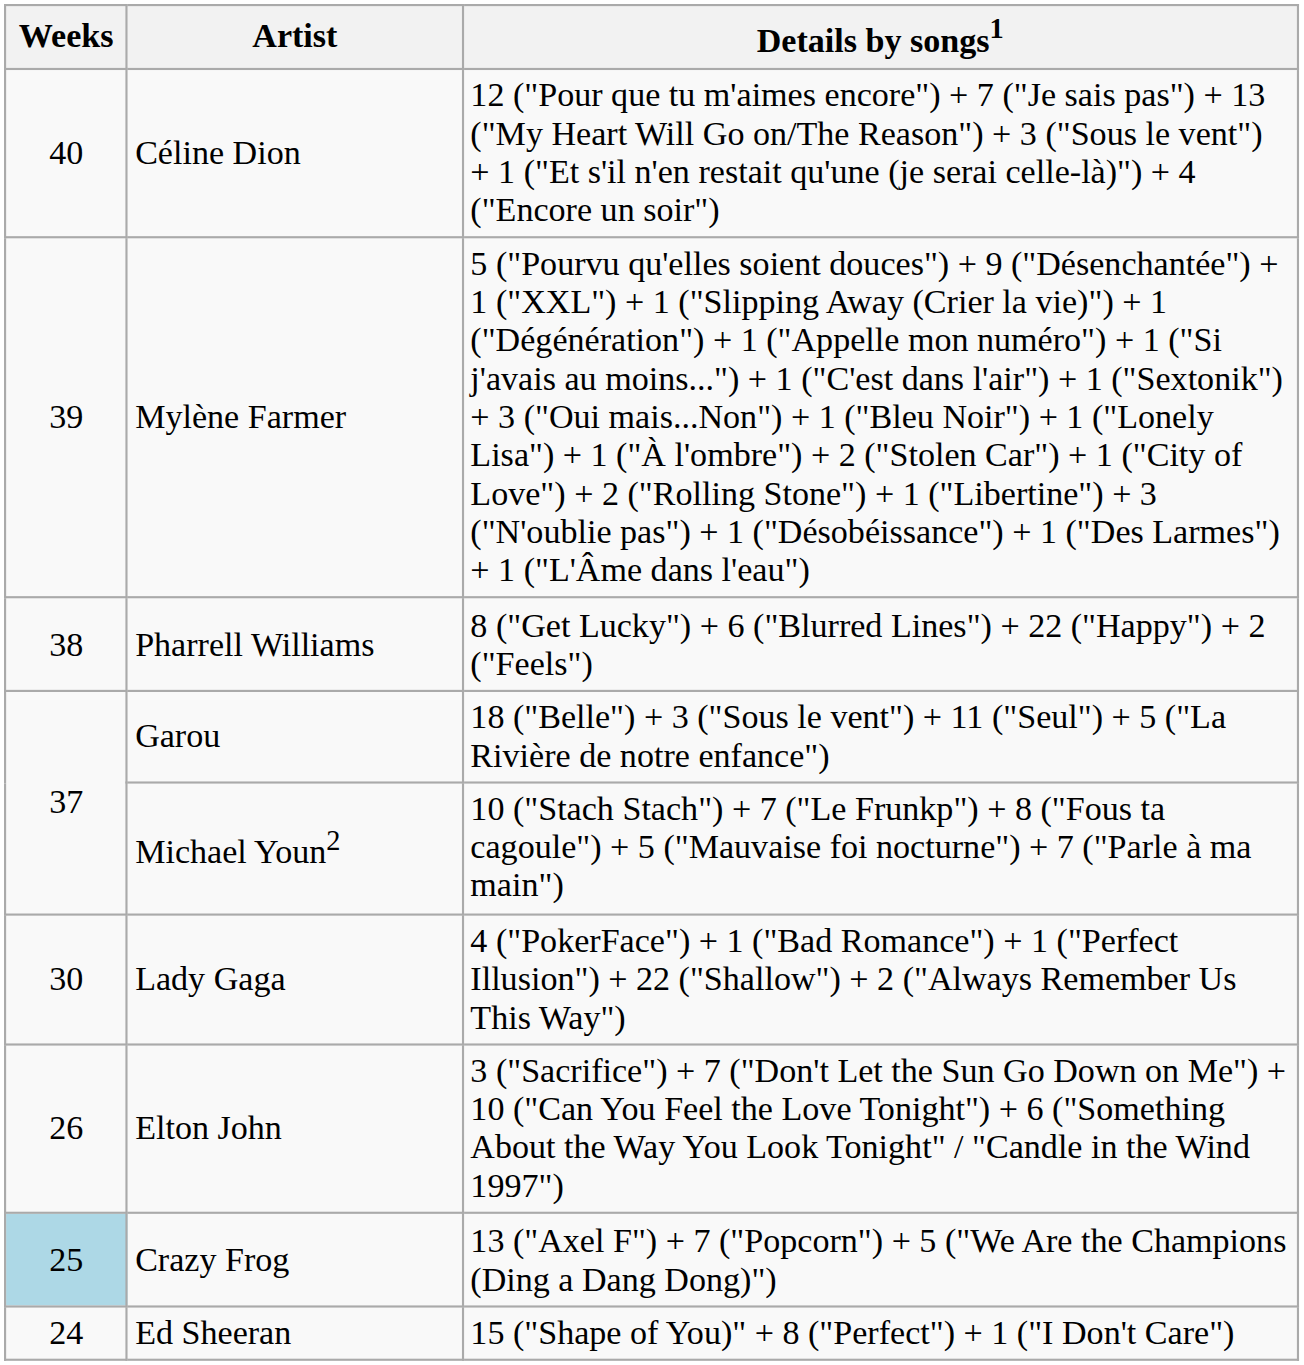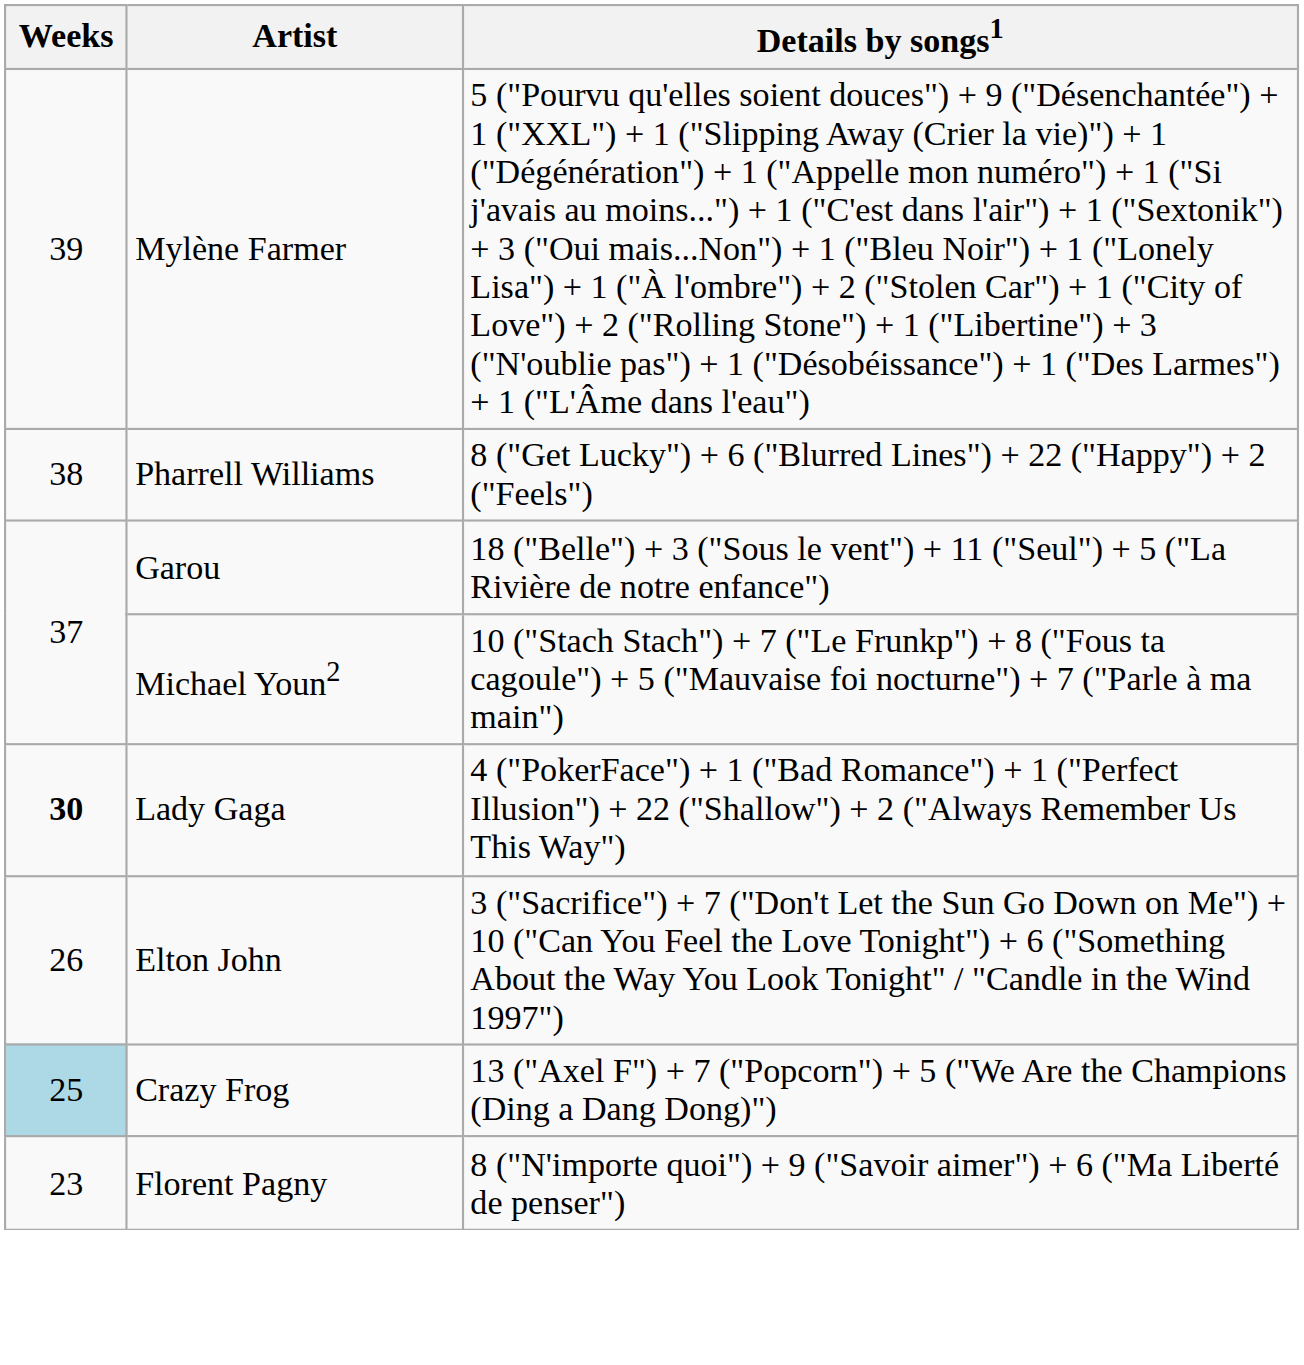- row: (218, 152)
(66, 978) normal -> (66, 809) bold
- row: (213, 1332)
+ row: (231, 1182)
